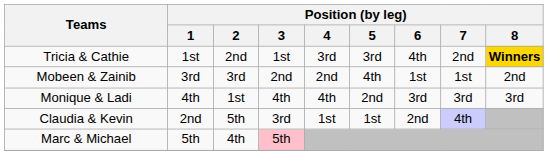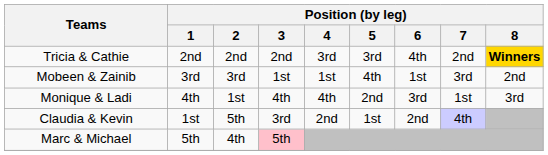(191, 56) 1st -> (191, 56) 2nd
(281, 56) 1st -> (281, 56) 2nd
(281, 77) 2nd -> (281, 77) 1st
(327, 77) 2nd -> (327, 77) 1st
(463, 77) 1st -> (463, 77) 3rd
(463, 98) 3rd -> (463, 98) 1st
(191, 118) 2nd -> (191, 118) 1st
(327, 118) 1st -> (327, 118) 2nd
